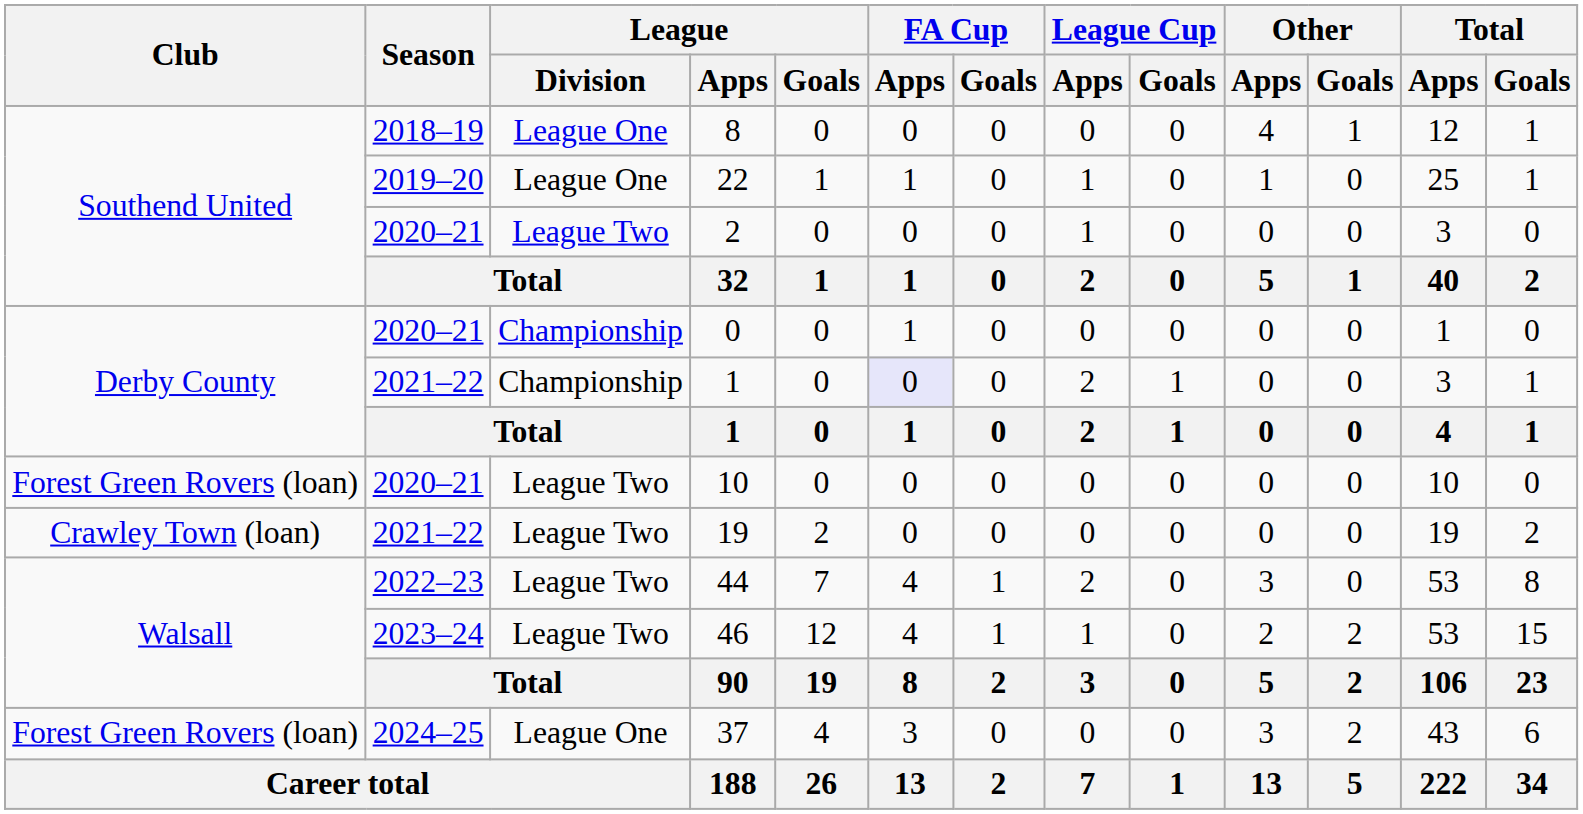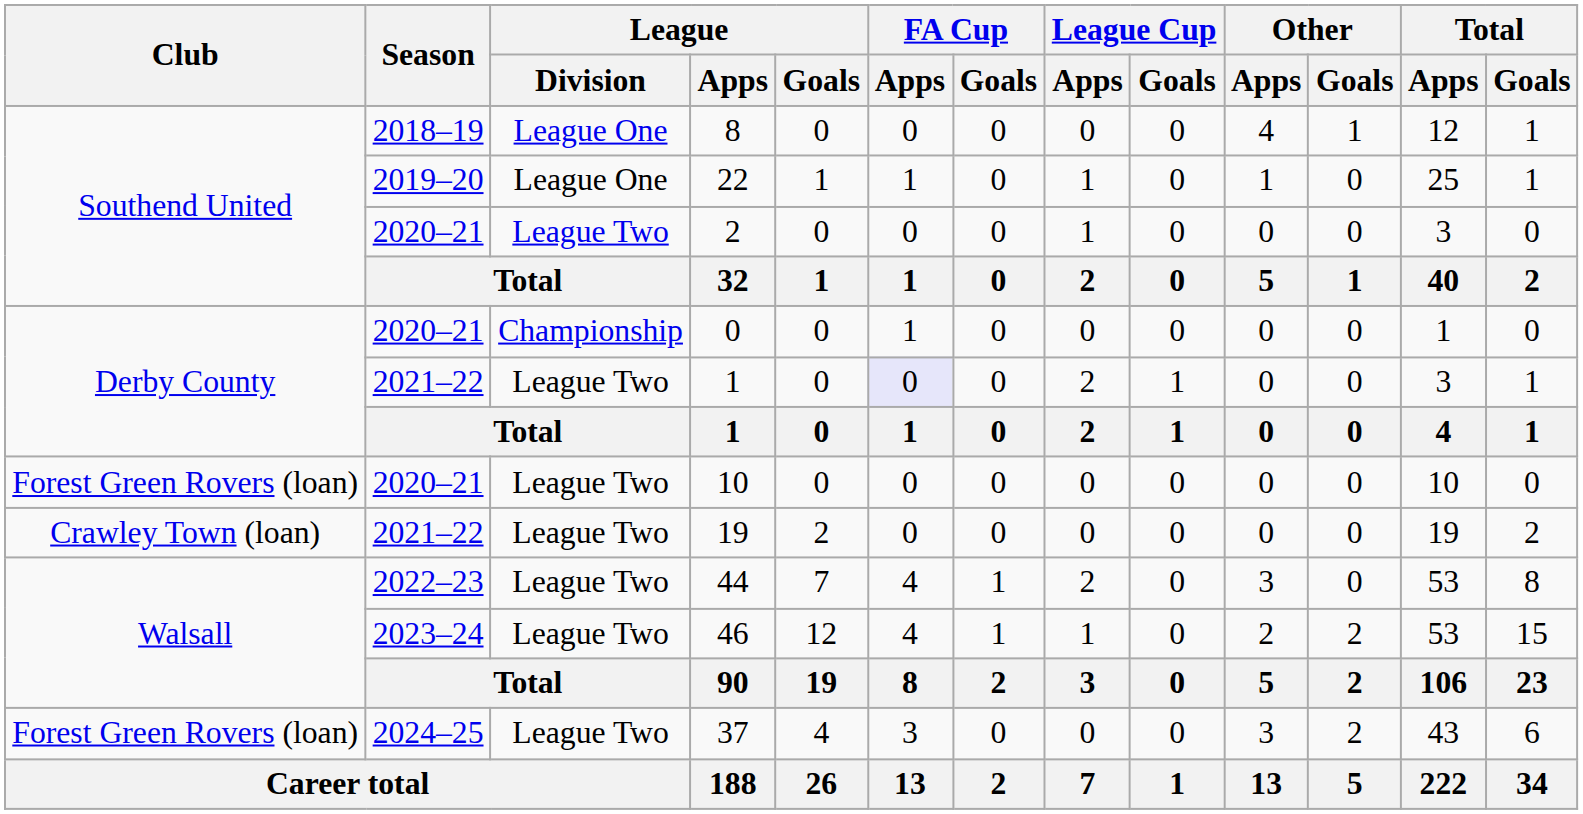(591, 381) Championship -> (591, 381) League Two
(591, 733) League One -> (591, 733) League Two
